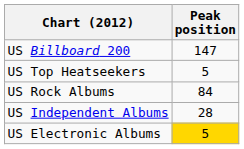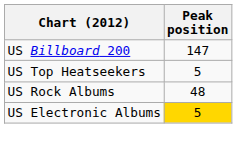(205, 92) 84 -> (198, 92) 48
- row: (88, 113)
